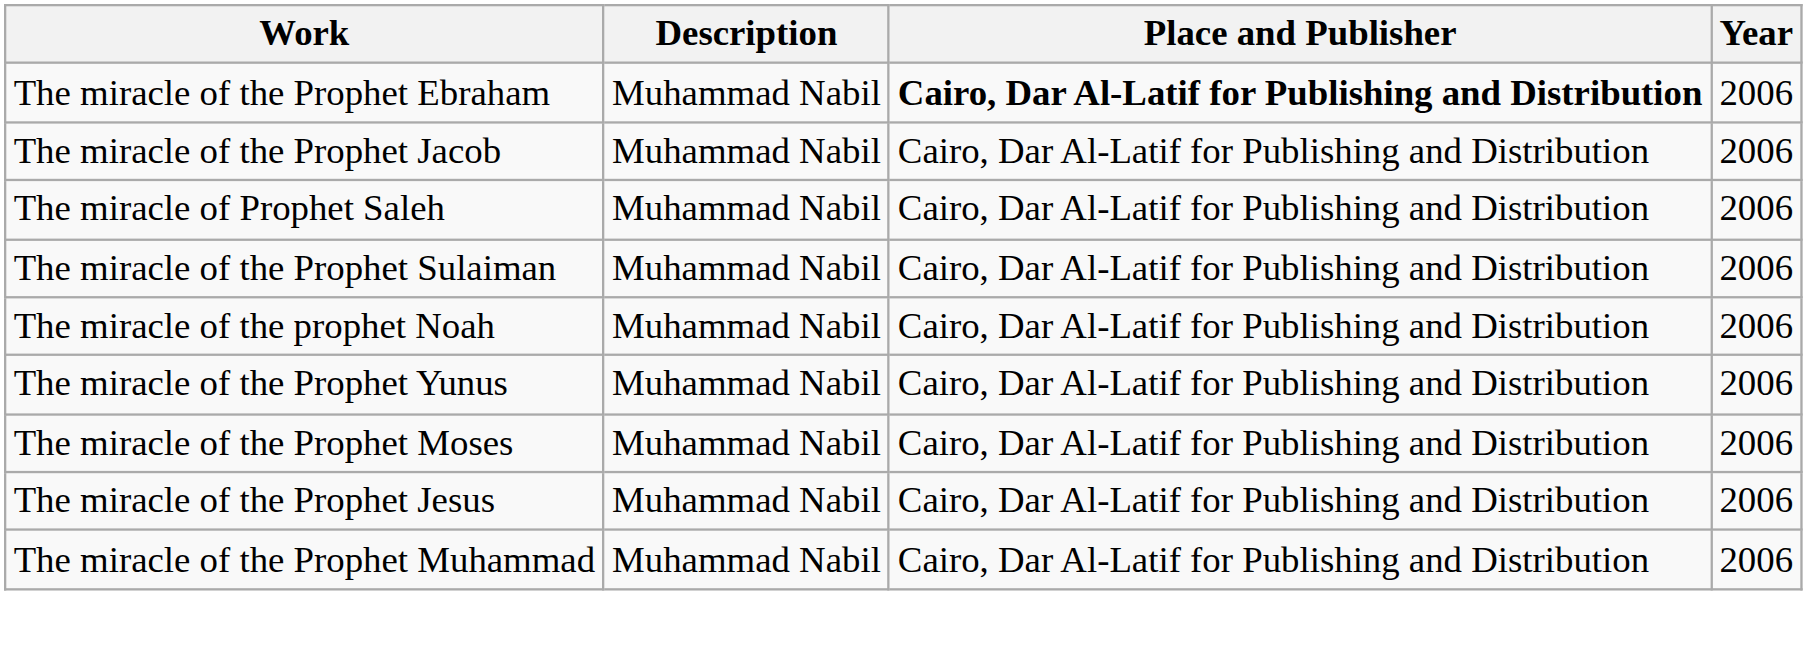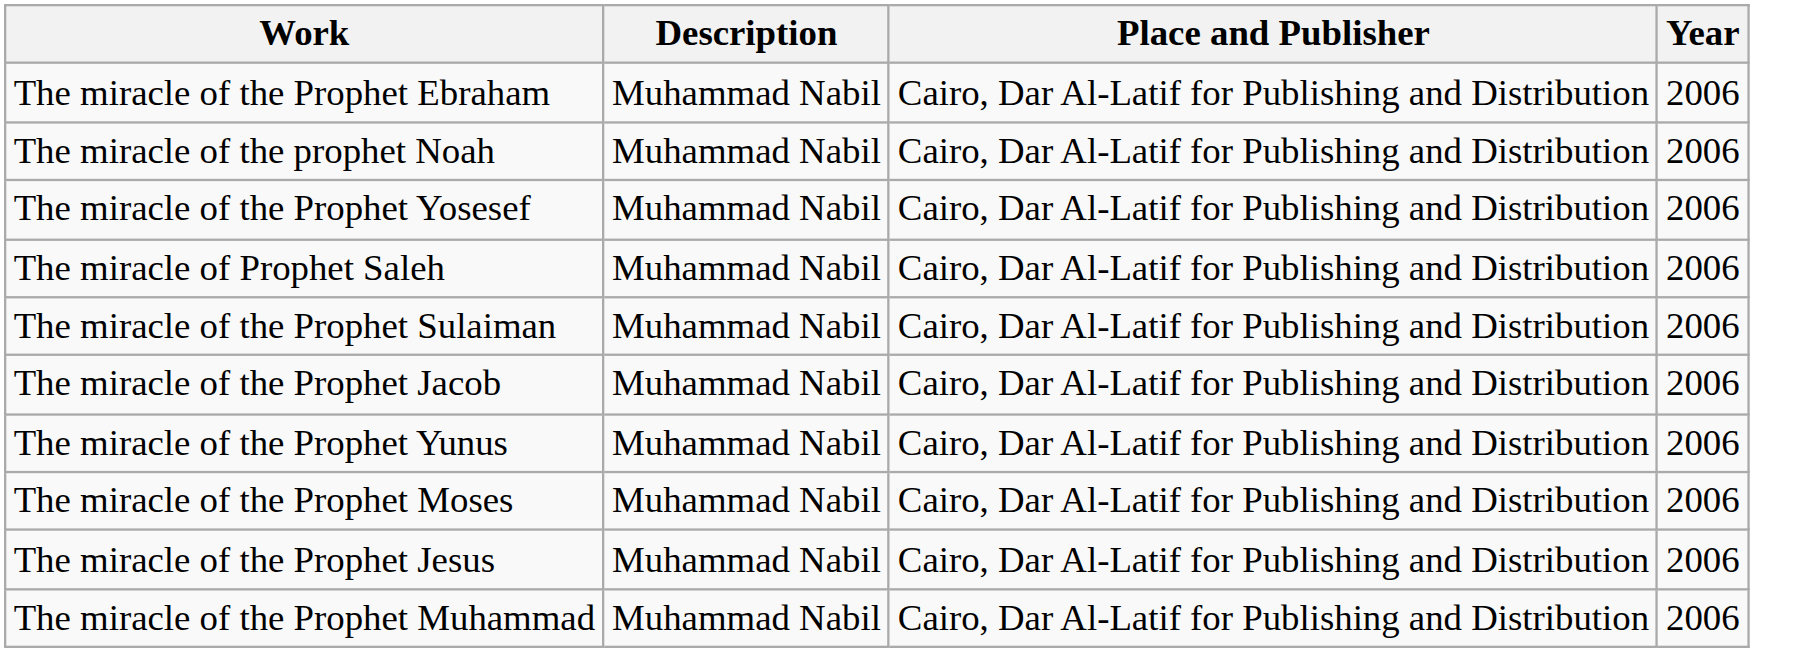(1300, 92) bold -> (1273, 92) normal
rows swapped: (254, 325) <-> (257, 150)
+ row: (272, 208)
